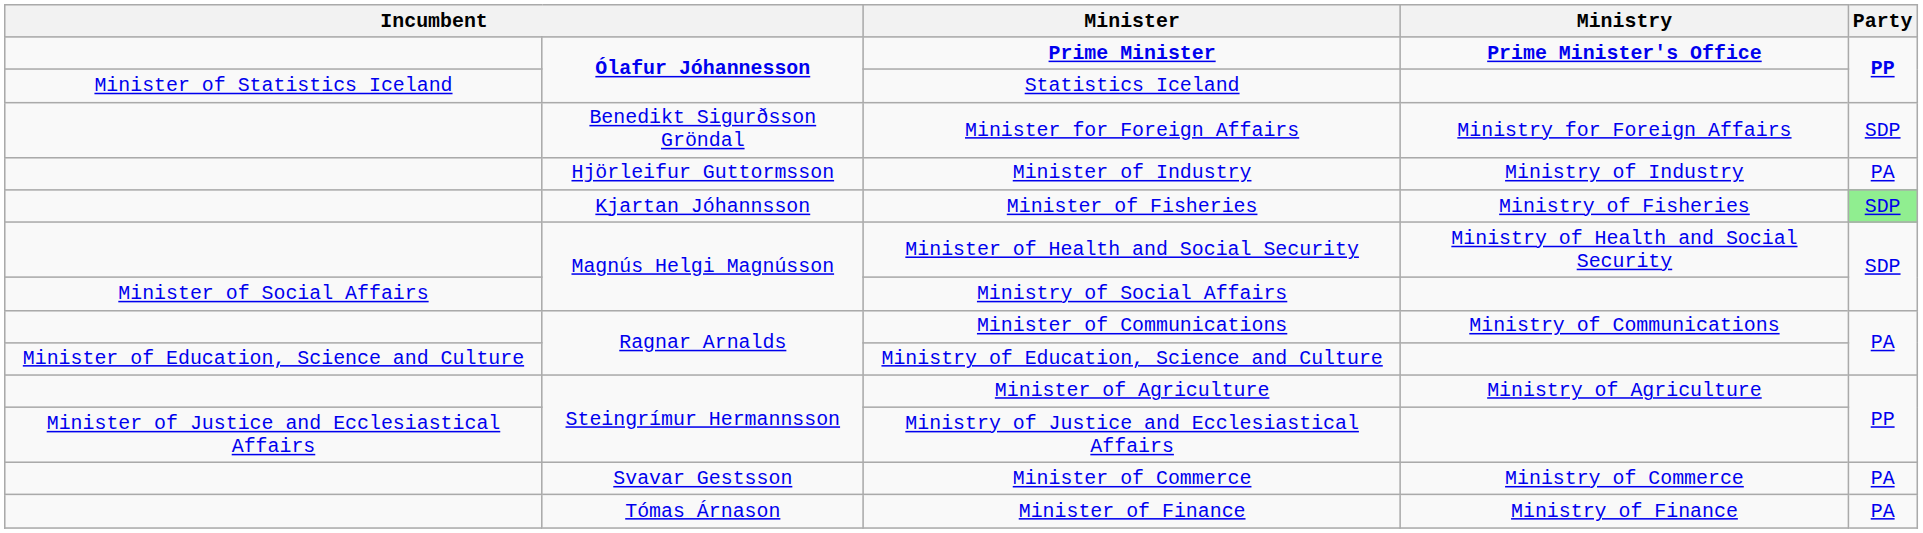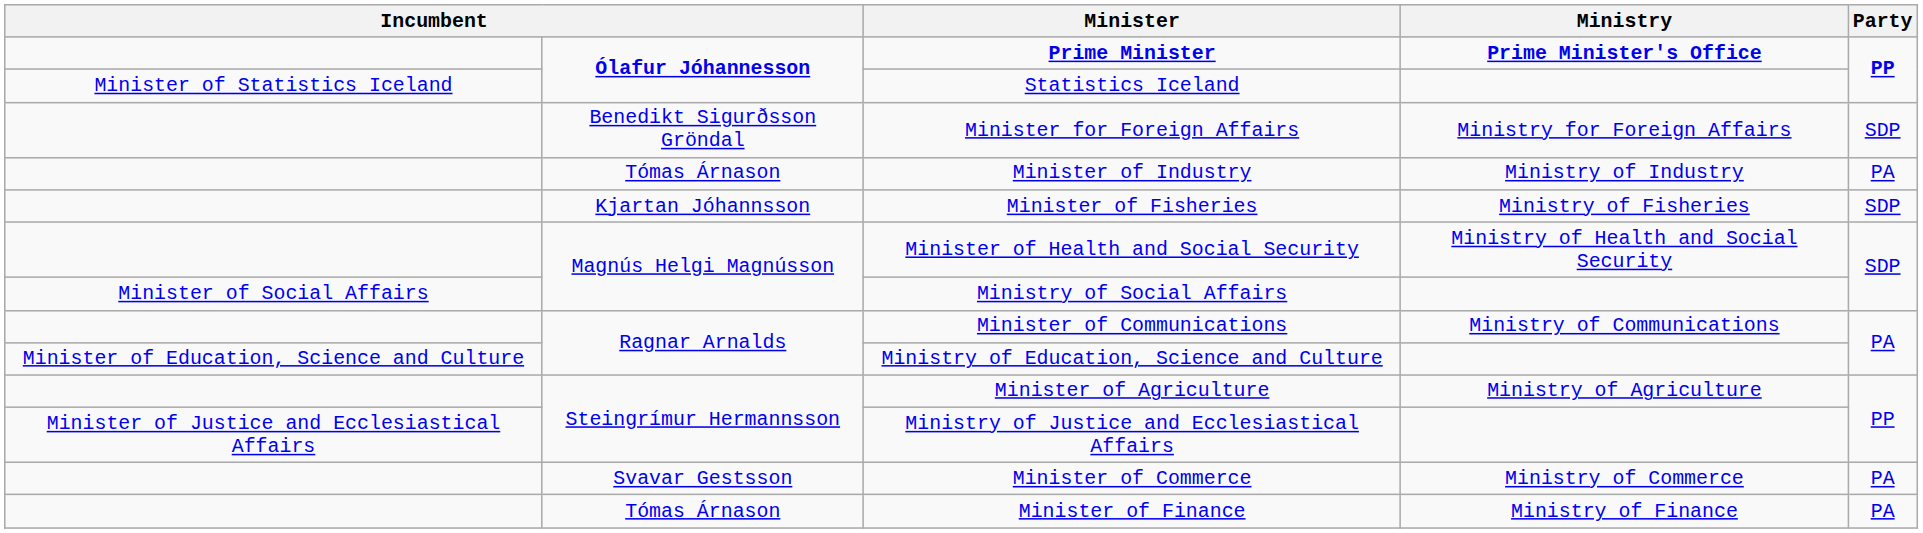(703, 174) Hjörleifur Guttormsson -> (703, 174) Tómas Árnason
(1883, 206) lightgreen background -> (1883, 206) no background
